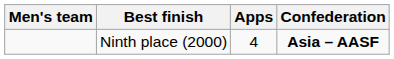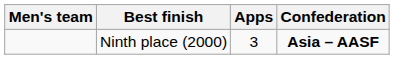(254, 42) 4 -> (254, 42) 3
